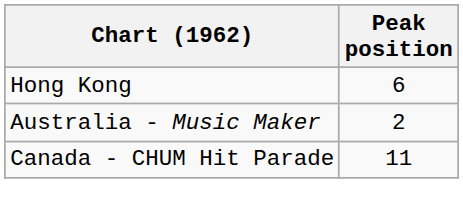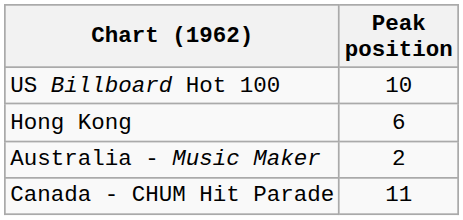+ row: (145, 86)
